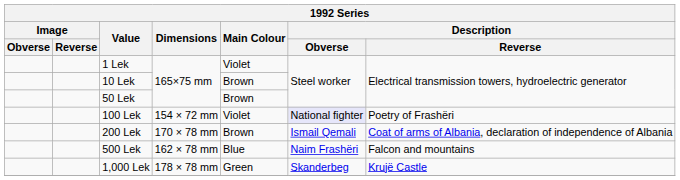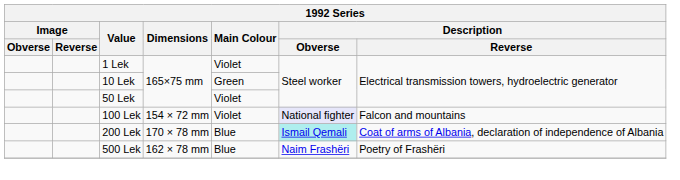(238, 82) Brown -> (229, 82) Green
(238, 99) Brown -> (227, 99) Violet
(411, 116) Poetry of Frashëri -> (412, 116) Falcon and mountains
(238, 133) Brown -> (225, 133) Blue
(323, 133) no background -> (314, 133) paleturquoise background
(421, 150) Falcon and mountains -> (402, 150) Poetry of Frashëri
- row: (126, 167)
